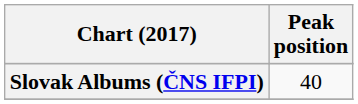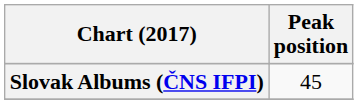(311, 81) 40 -> (311, 81) 45
